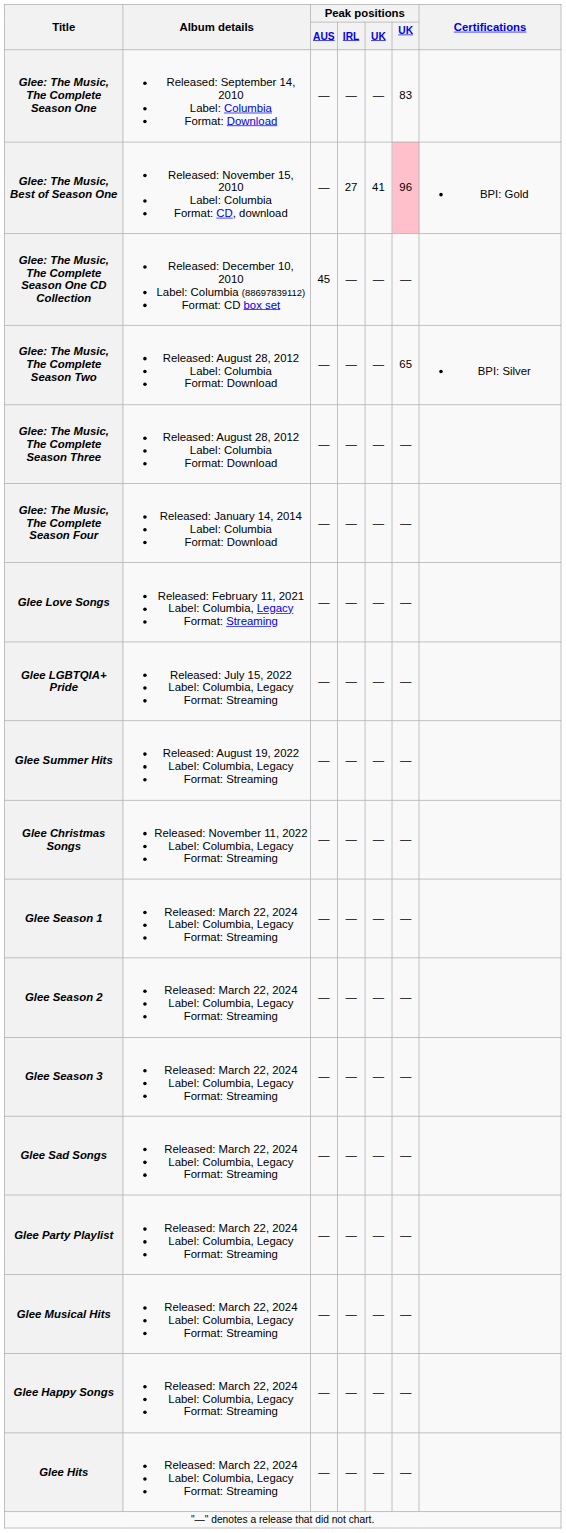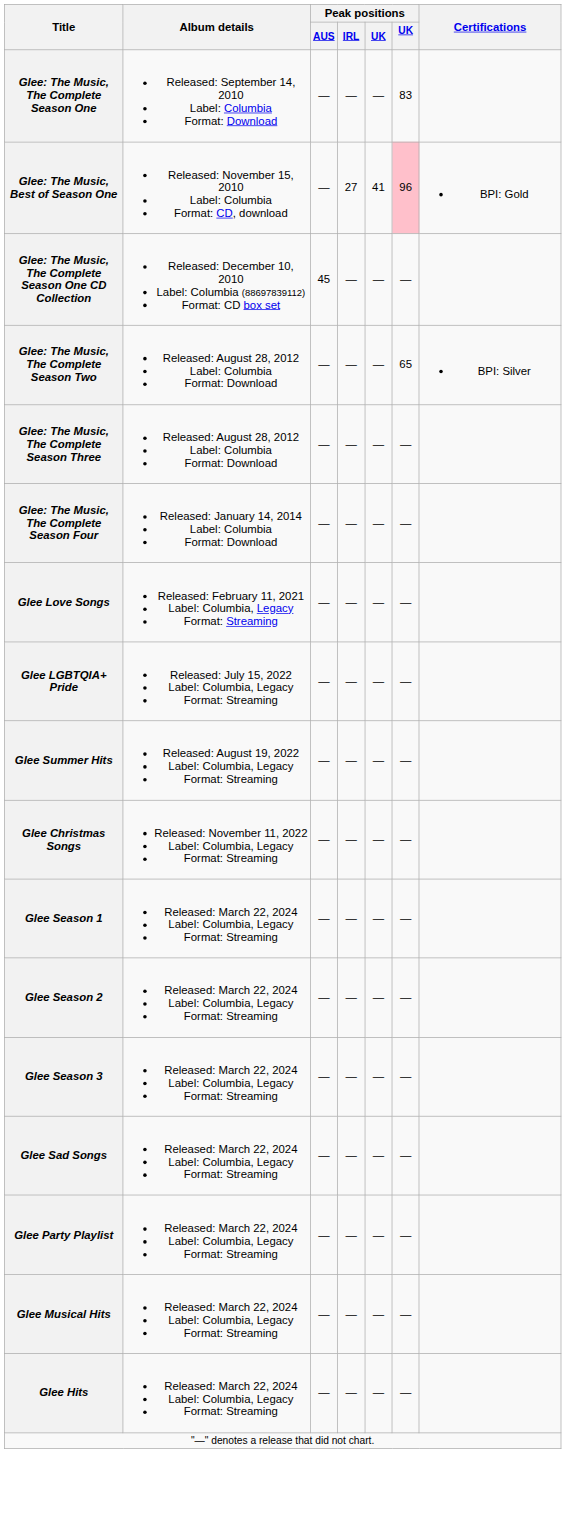- row: (64, 1393)
